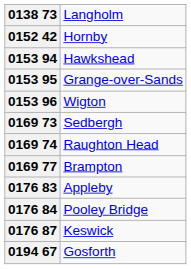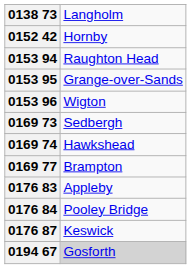(99, 58) Hawkshead -> (111, 58) Raughton Head
(111, 144) Raughton Head -> (99, 144) Hawkshead
(89, 252) no background -> (89, 252) lightgrey background
